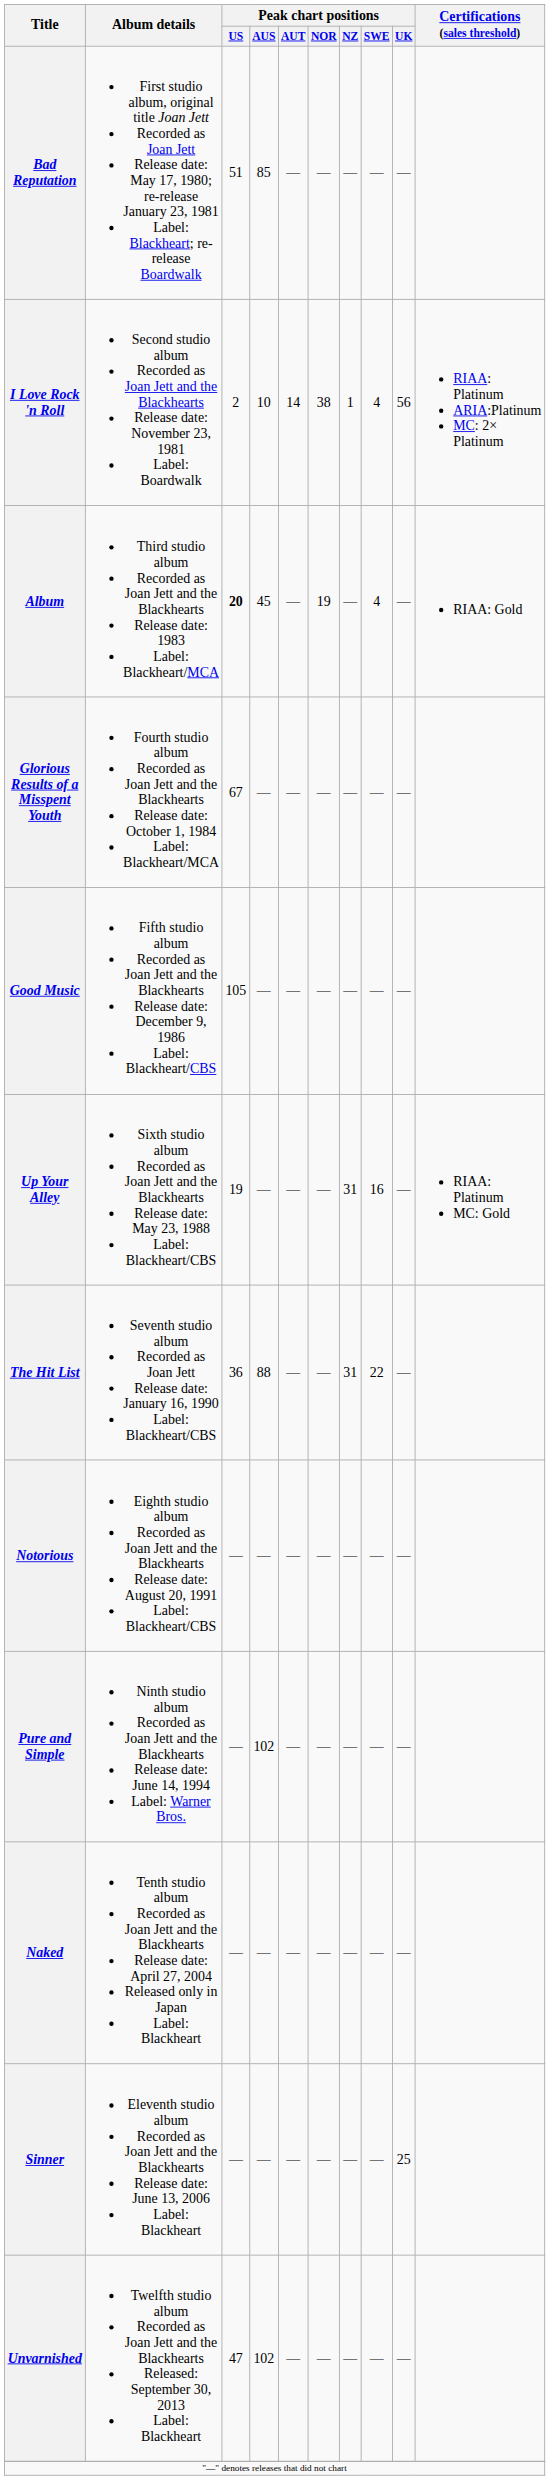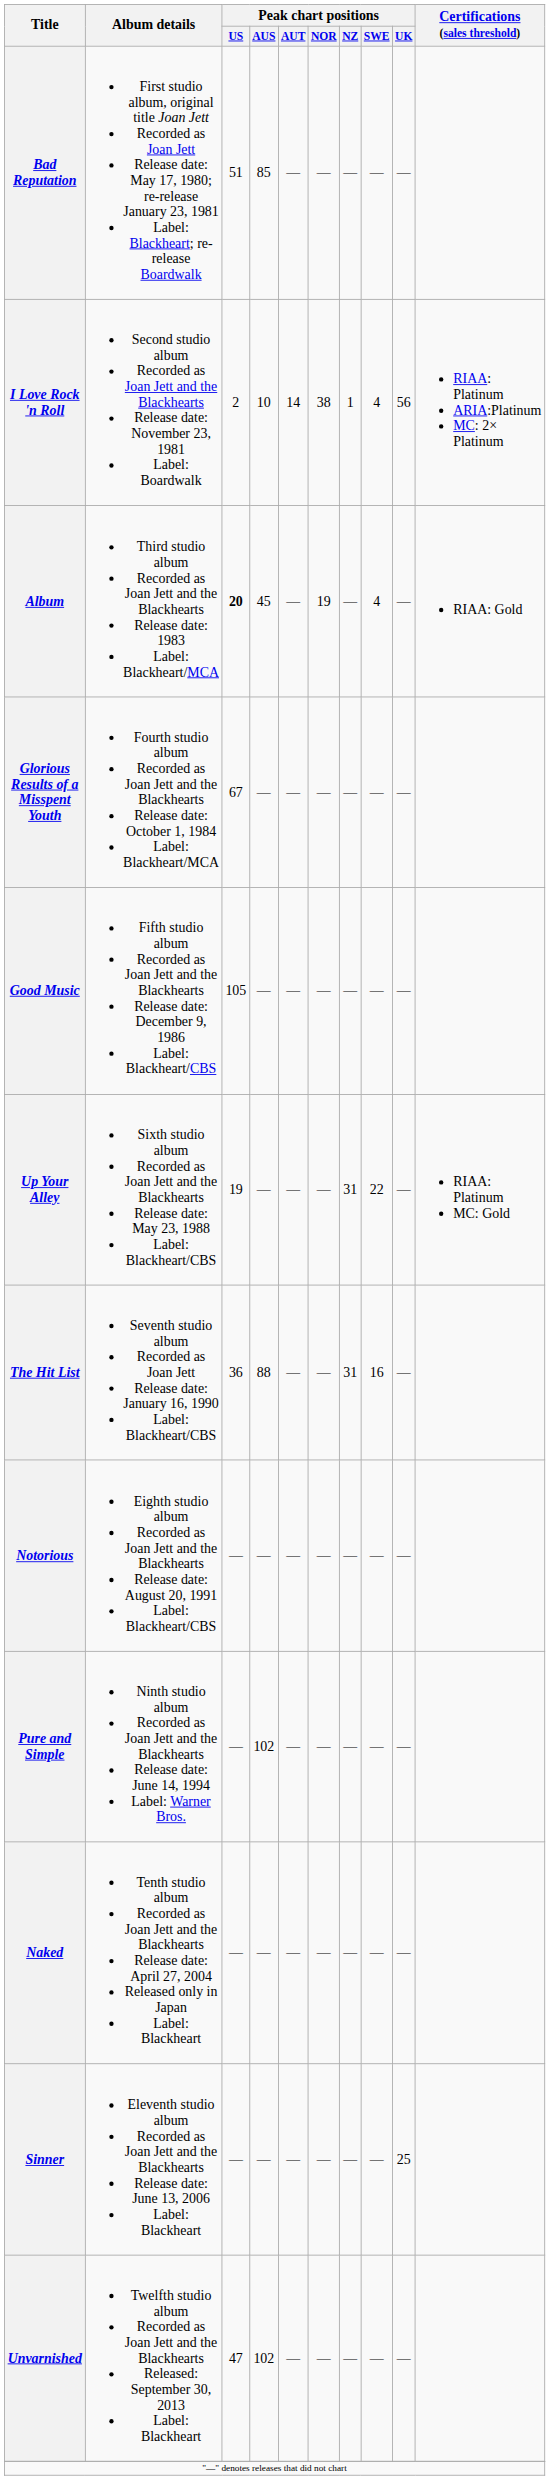(377, 1189) 16 -> (377, 1189) 22
(377, 1372) 22 -> (377, 1372) 16
